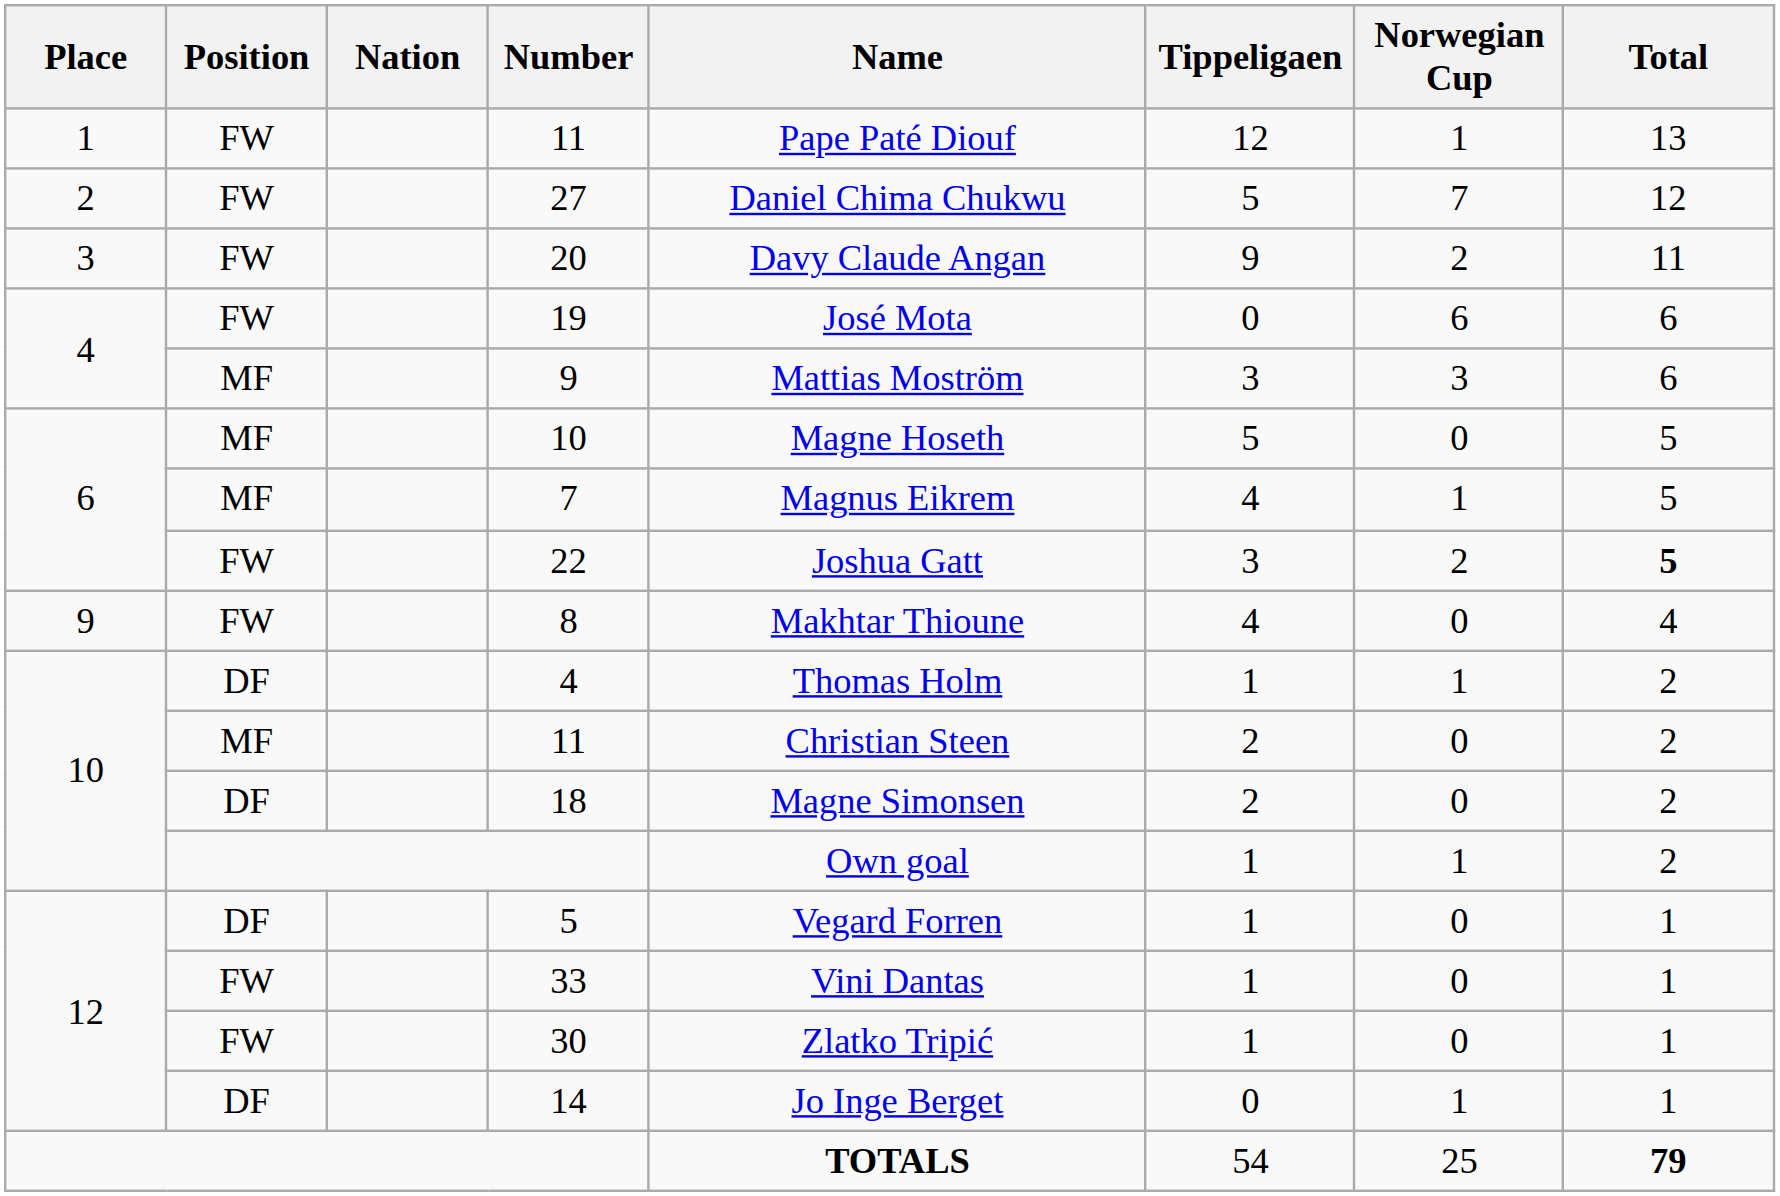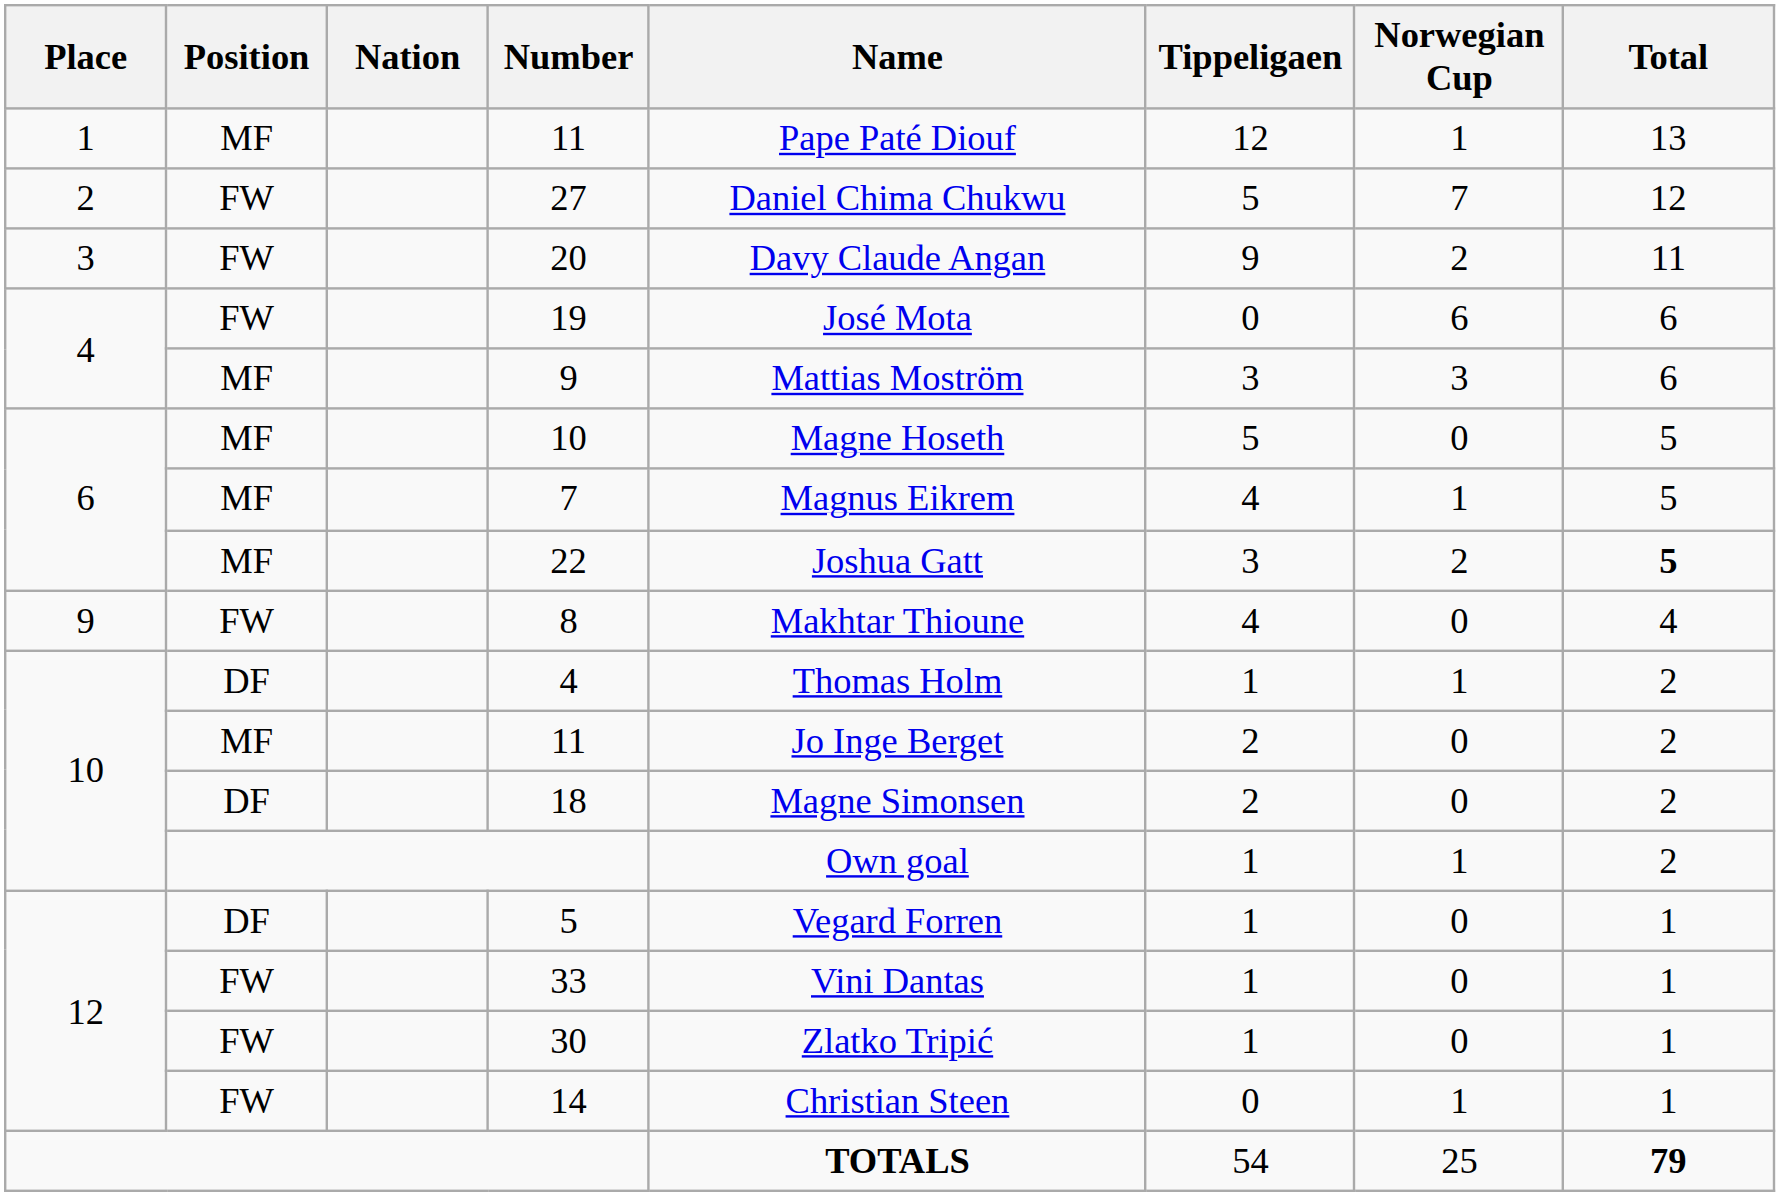(247, 138) FW -> (247, 138) MF
(247, 559) FW -> (247, 559) MF
(897, 739) Christian Steen -> (897, 739) Jo Inge Berget
(247, 1100) DF -> (247, 1100) FW
(897, 1100) Jo Inge Berget -> (897, 1100) Christian Steen
